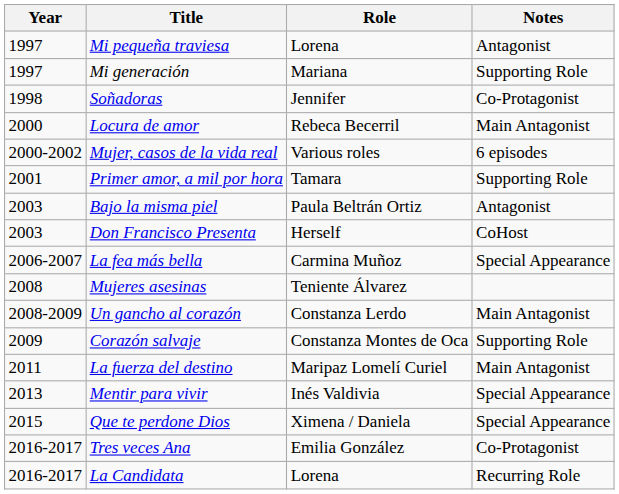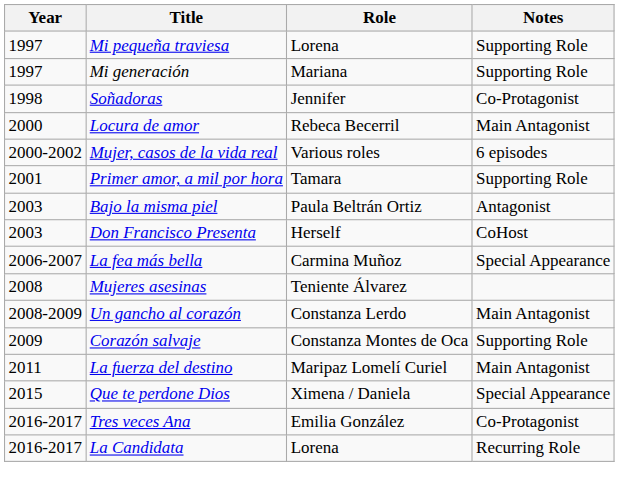(513, 44) Antagonist -> (532, 44) Supporting Role
- row: (149, 394)
